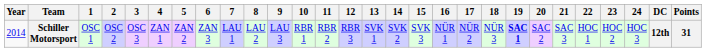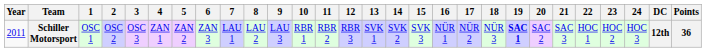(16, 34) 2014 -> (16, 34) 2011
(686, 34) 31 -> (686, 34) 36
